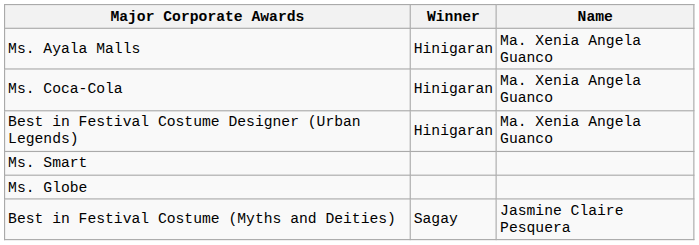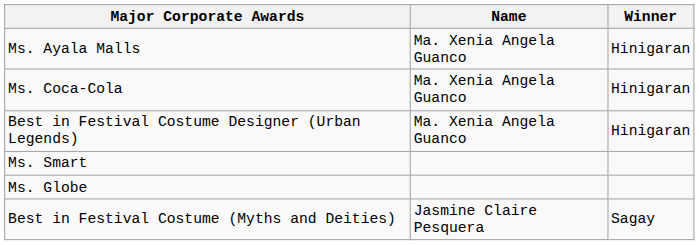columns swapped: (453, 17) <-> (595, 17)
